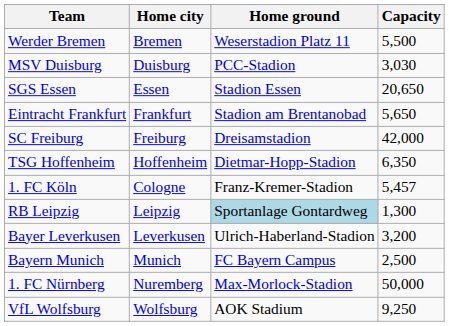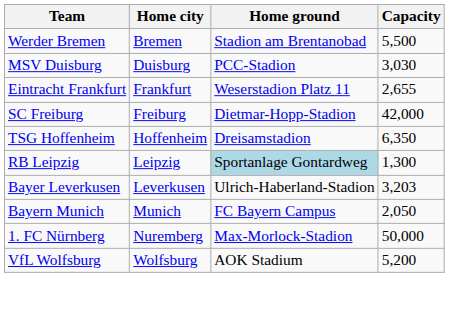(282, 41) Weserstadion Platz 11 -> (290, 41) Stadion am Brentanobad
- row: (42, 89)
(290, 114) Stadion am Brentanobad -> (282, 89) Weserstadion Platz 11
(399, 114) 5,650 -> (399, 89) 2,655
(262, 138) Dreisamstadion -> (285, 114) Dietmar-Hopp-Stadion
(285, 162) Dietmar-Hopp-Stadion -> (262, 138) Dreisamstadion
- row: (42, 187)
(399, 235) 3,200 -> (399, 187) 3,203
(399, 260) 2,500 -> (399, 211) 2,050
(399, 308) 9,250 -> (399, 260) 5,200
